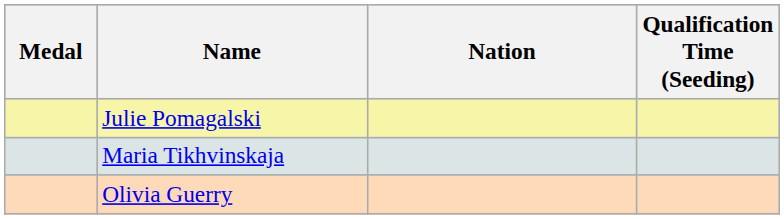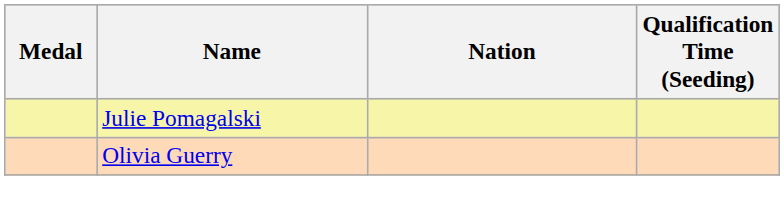- row: (193, 156)
